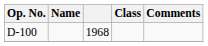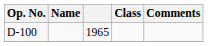(97, 32) 1968 -> (97, 32) 1965
